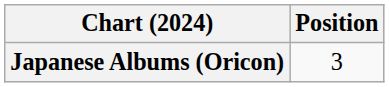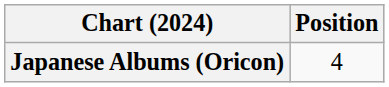(337, 61) 3 -> (337, 61) 4
